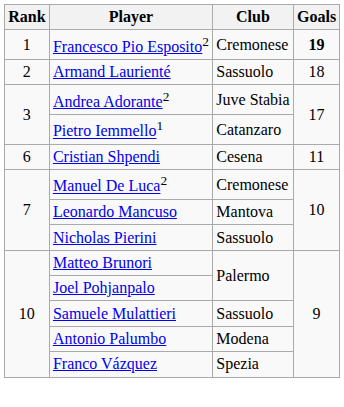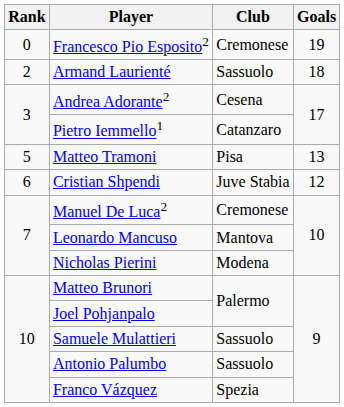(27, 44) 1 -> (27, 44) 0
(317, 44) bold -> (317, 44) normal
(253, 99) Juve Stabia -> (239, 99) Cesena
+ row: (105, 157)
(239, 157) Cesena -> (253, 182) Juve Stabia
(317, 157) 11 -> (317, 182) 12
(245, 237) Sassuolo -> (243, 262) Modena
(243, 338) Modena -> (245, 364) Sassuolo
